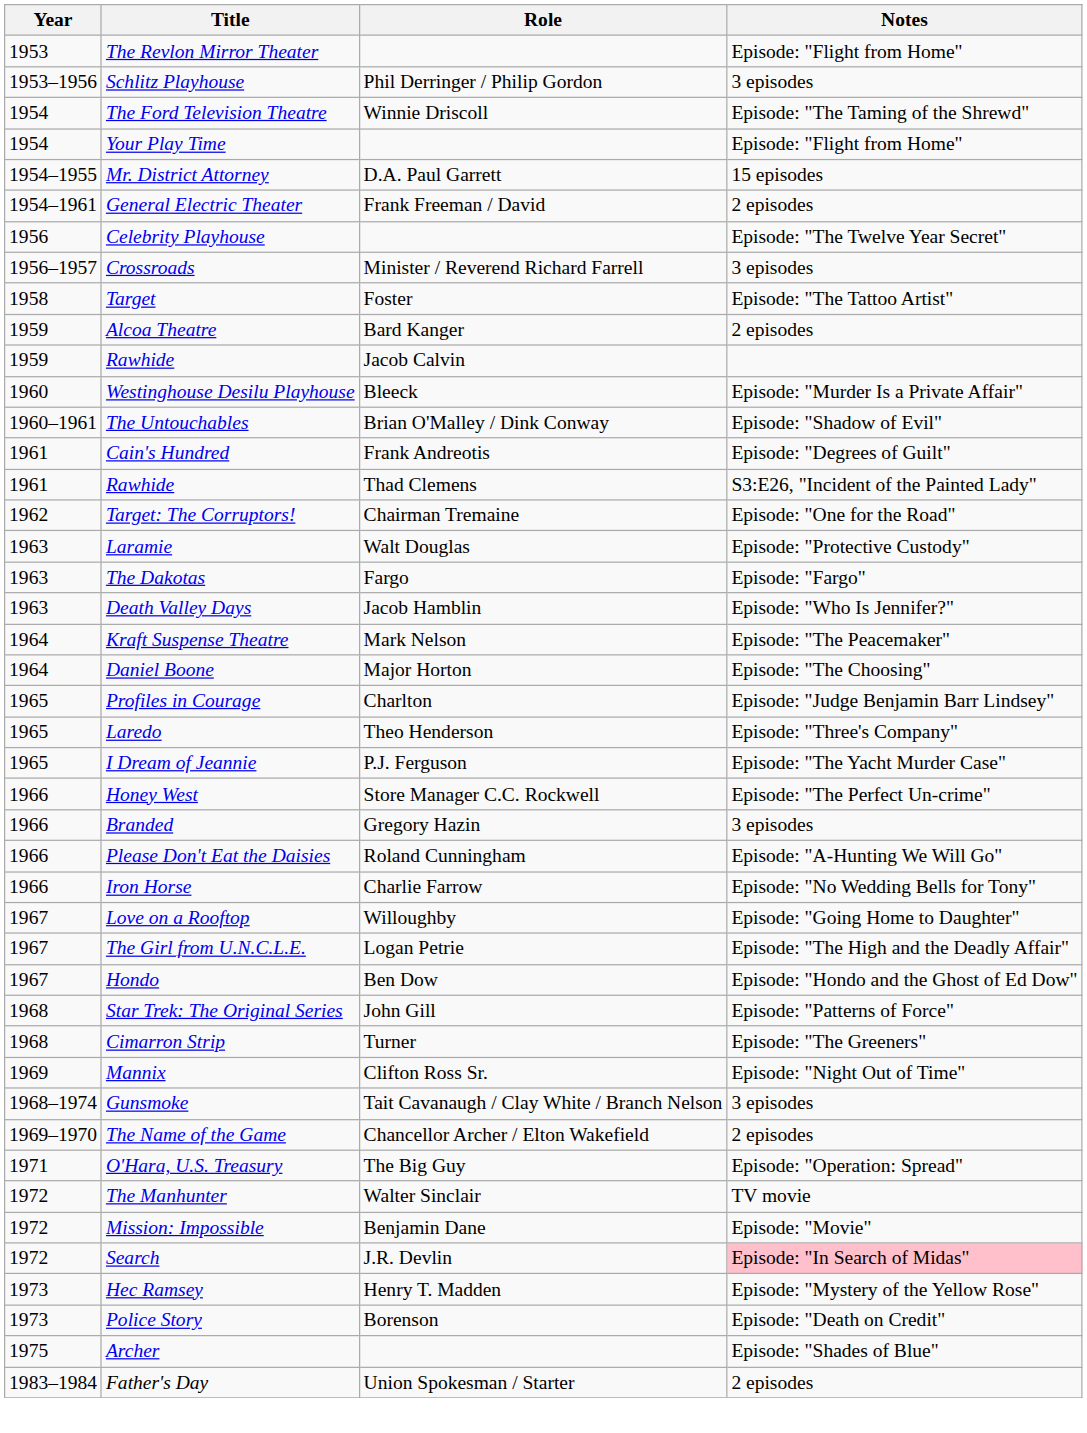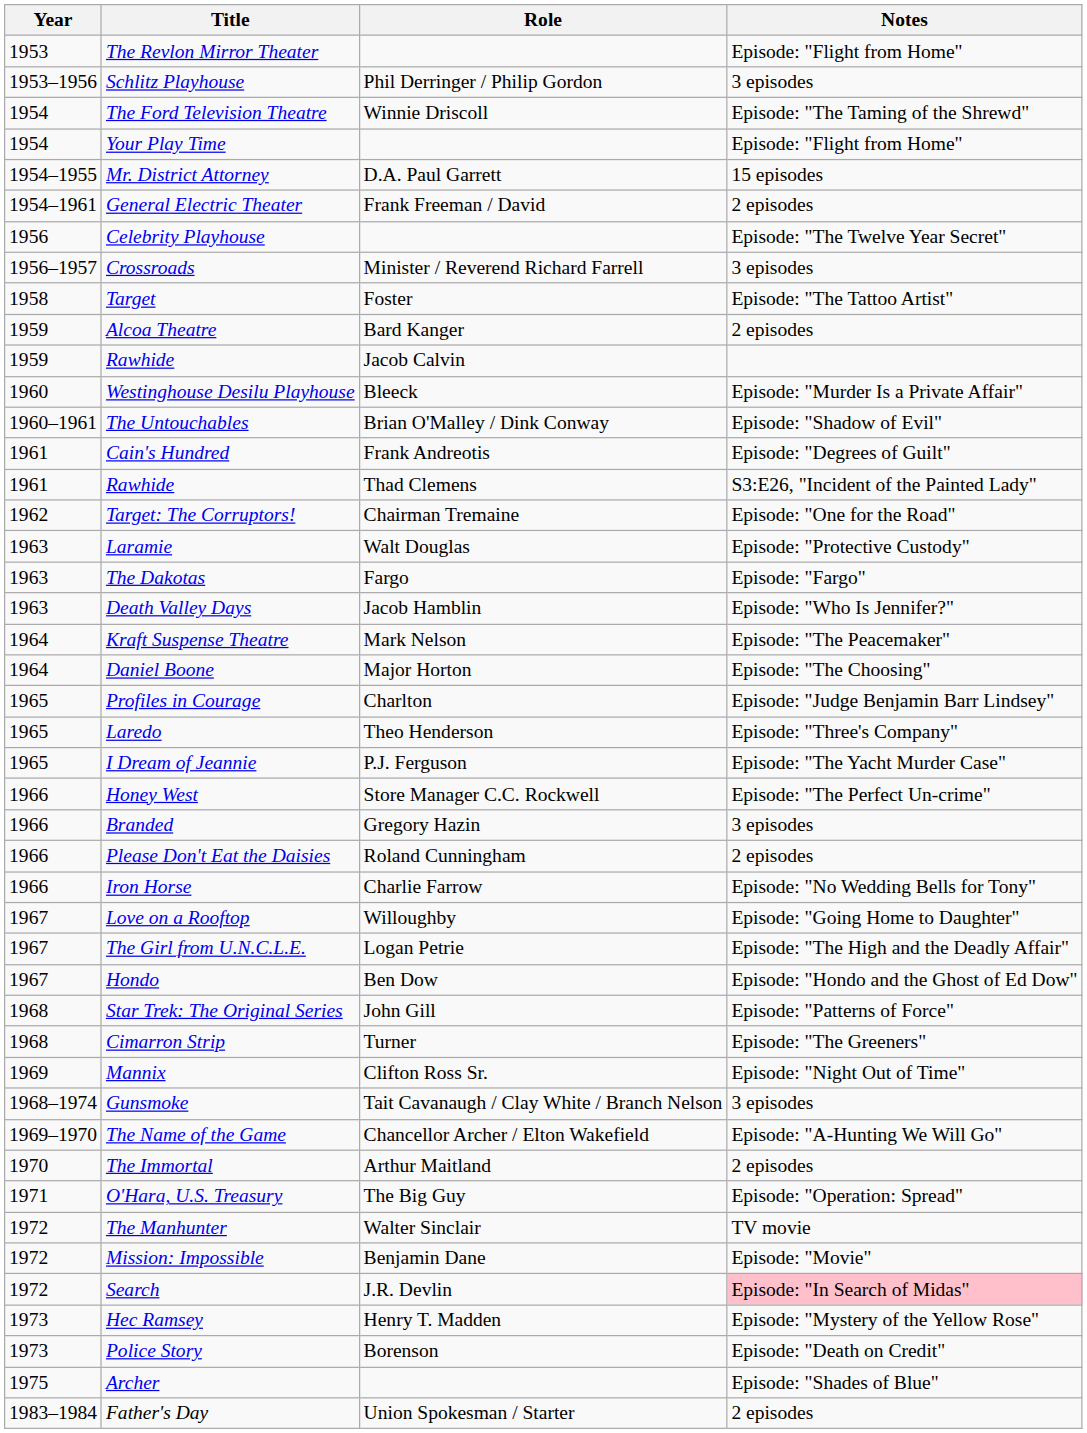(867, 855) Episode: "A-Hunting We Will Go" -> (772, 855) 2 episodes
(772, 1134) 2 episodes -> (867, 1134) Episode: "A-Hunting We Will Go"
+ row: (159, 1165)
